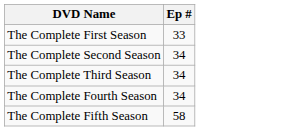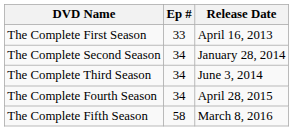+ column: (242, 14)
